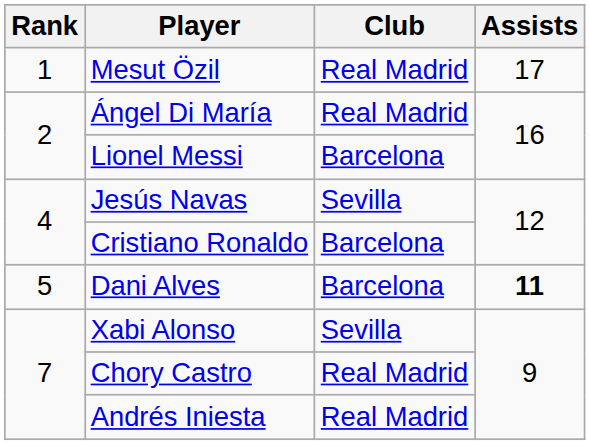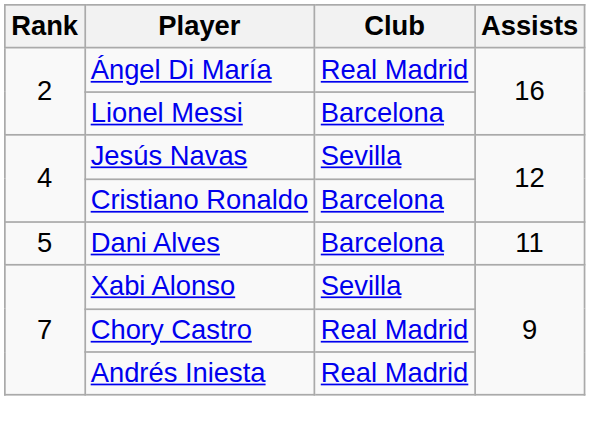- row: (155, 69)
(530, 286) bold -> (530, 243) normal
